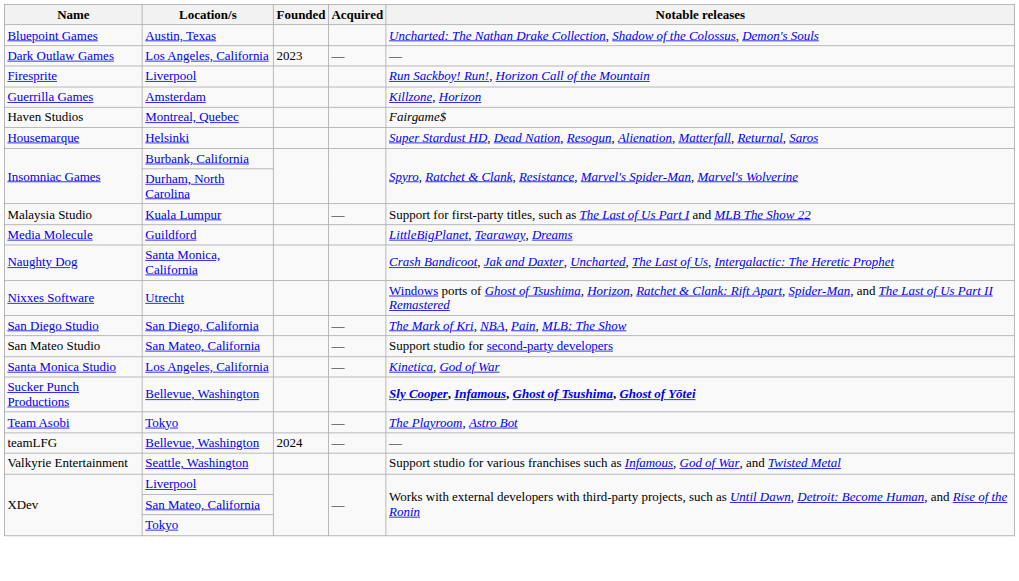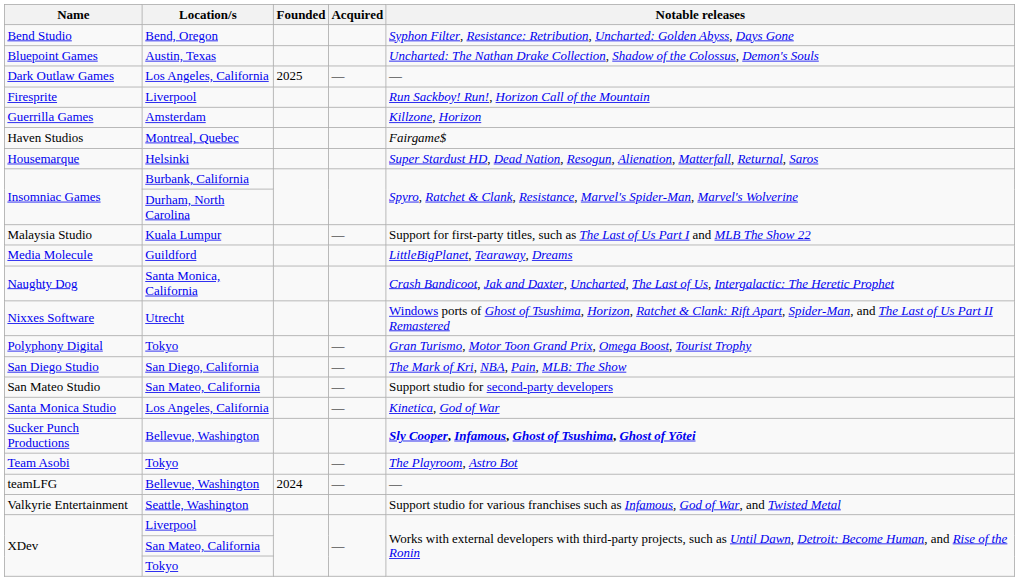+ row: (40, 35)
(289, 55) 2023 -> (289, 76) 2025
+ row: (55, 346)
